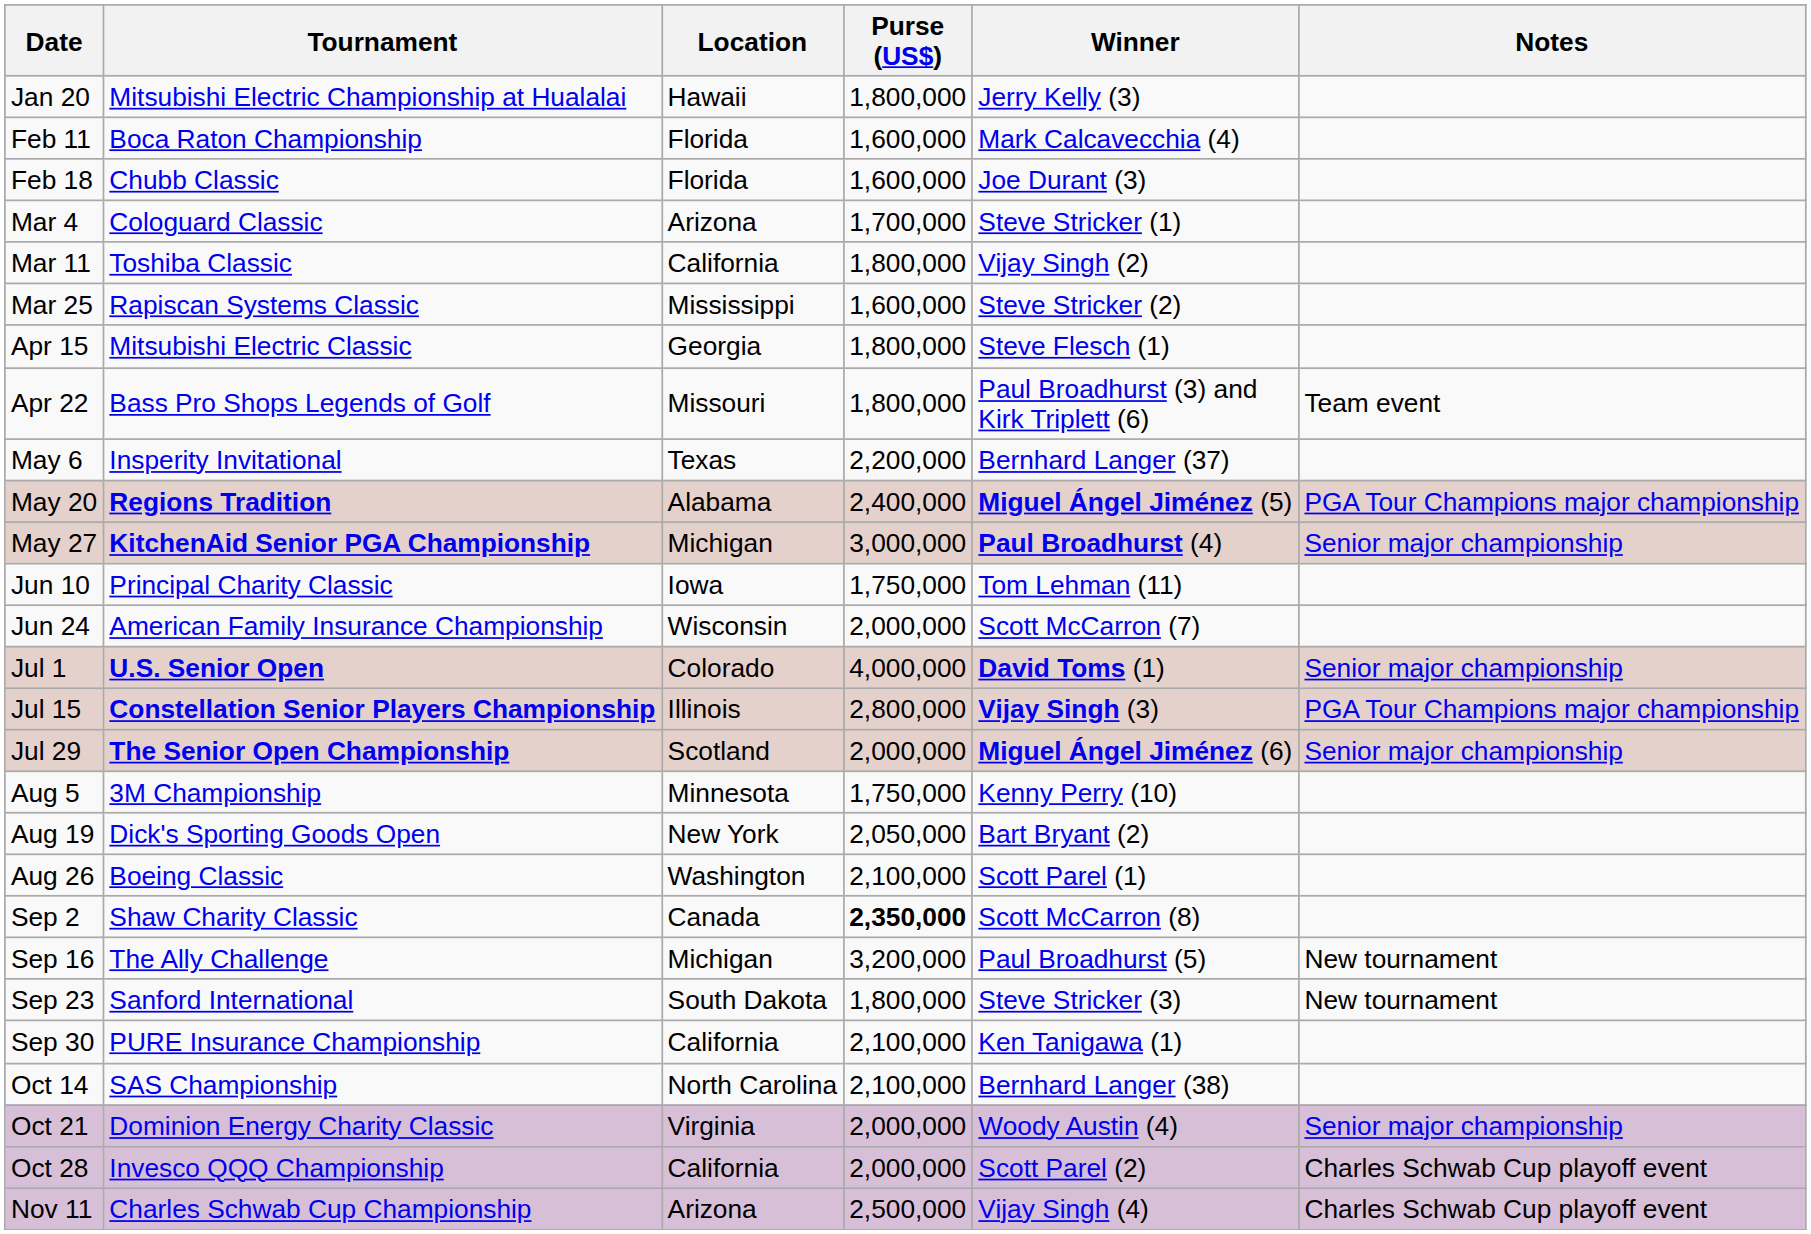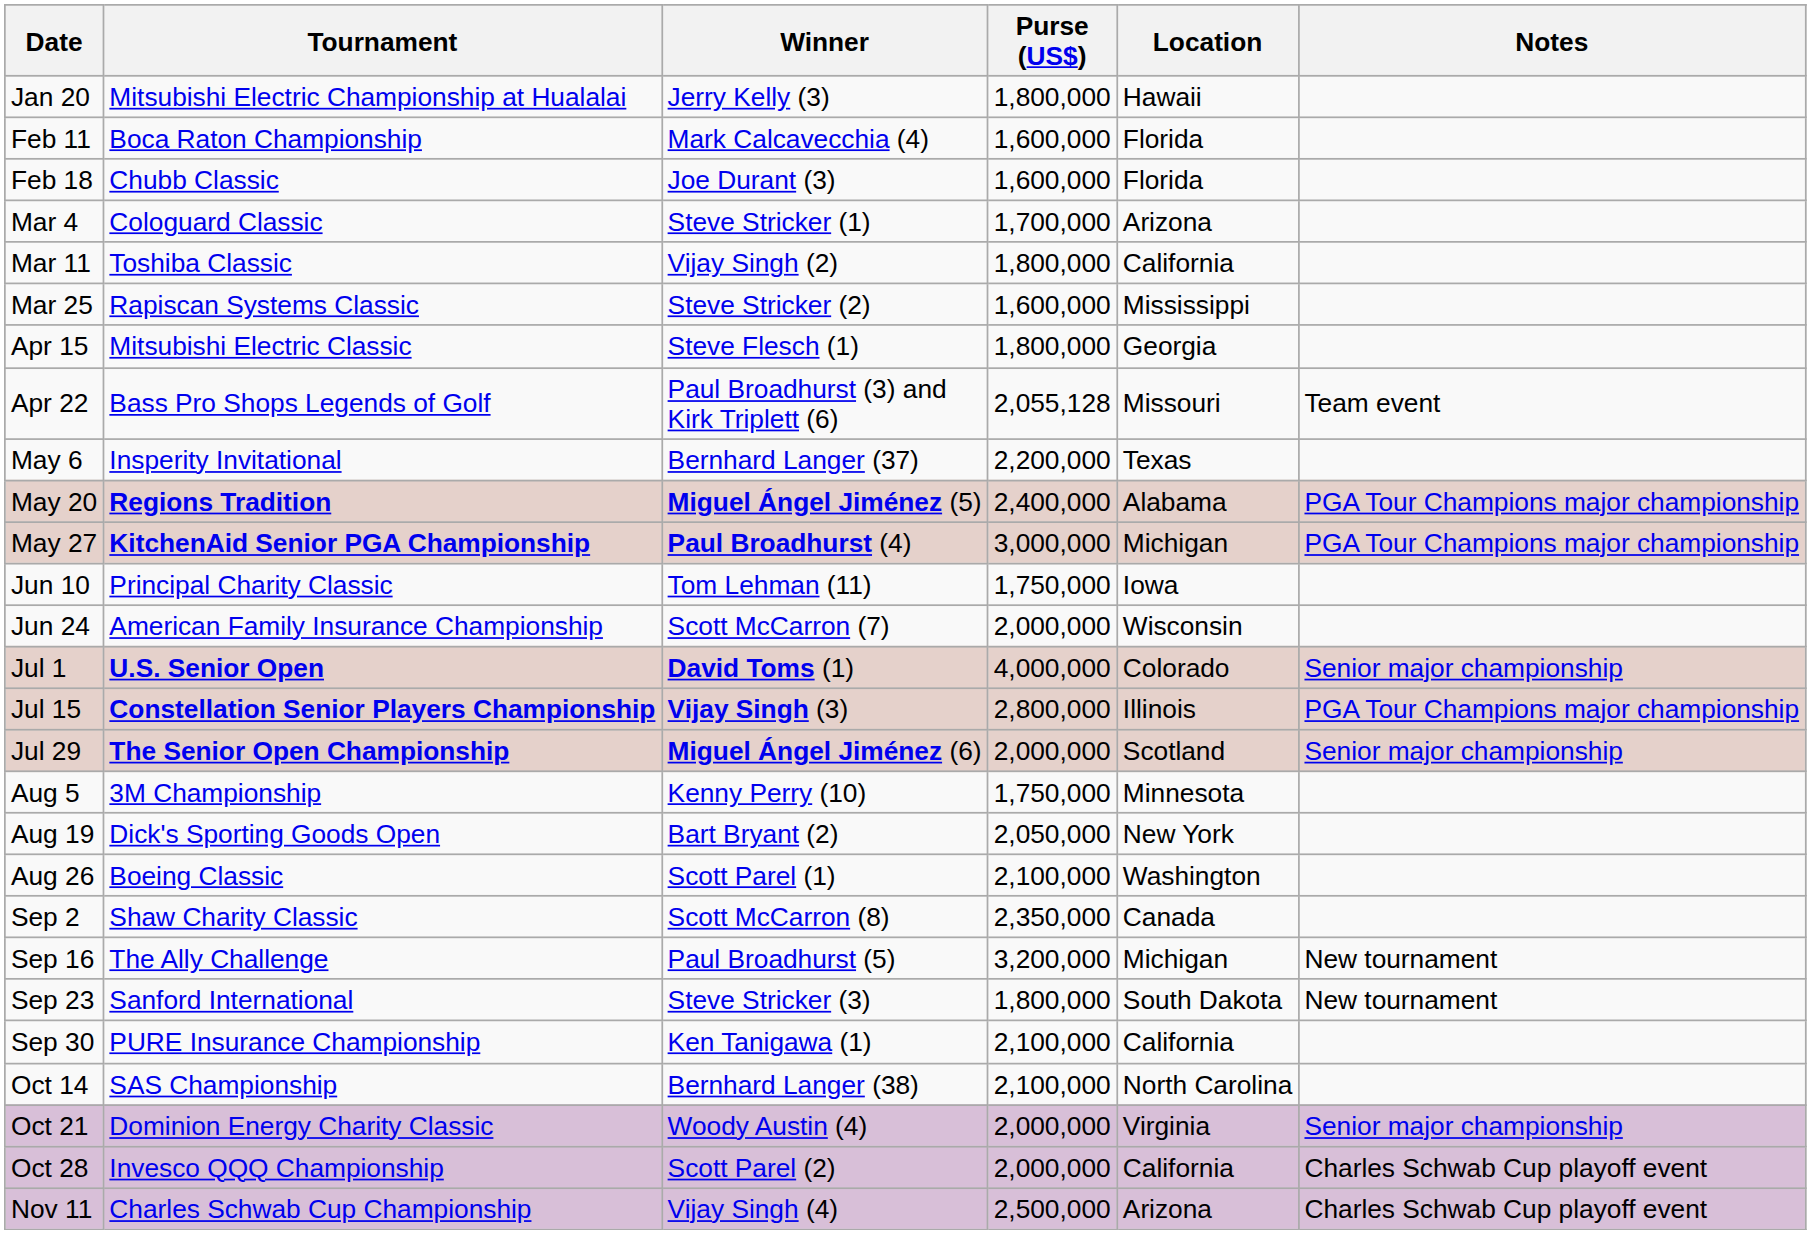columns swapped: (752, 41) <-> (1135, 41)
(908, 403) 1,800,000 -> (1052, 403) 2,055,128
(1464, 543) Senior major championship -> (1552, 543) PGA Tour Champions major championship
(908, 917) bold -> (1052, 917) normal
